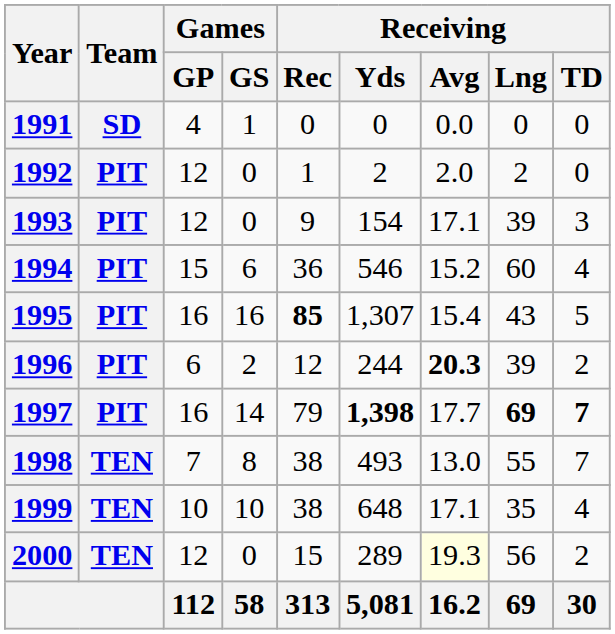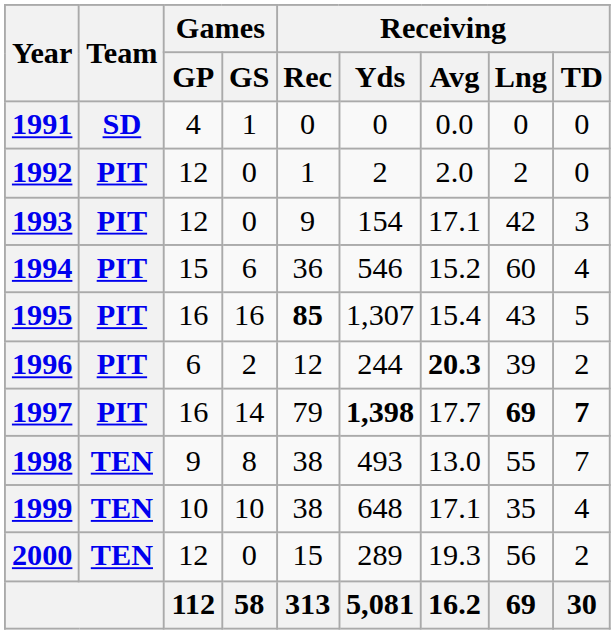(521, 220) 39 -> (521, 220) 42
(193, 460) 7 -> (193, 460) 9
(454, 556) lightyellow background -> (454, 556) no background
